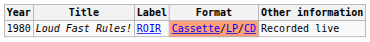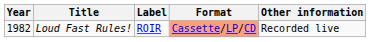(19, 29) 1980 -> (19, 29) 1982
